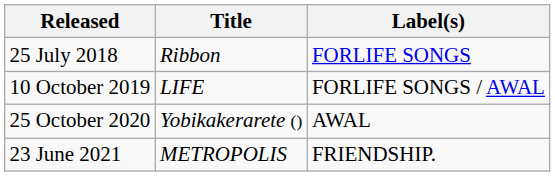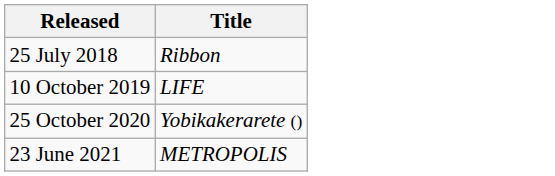- column: (428, 21)
